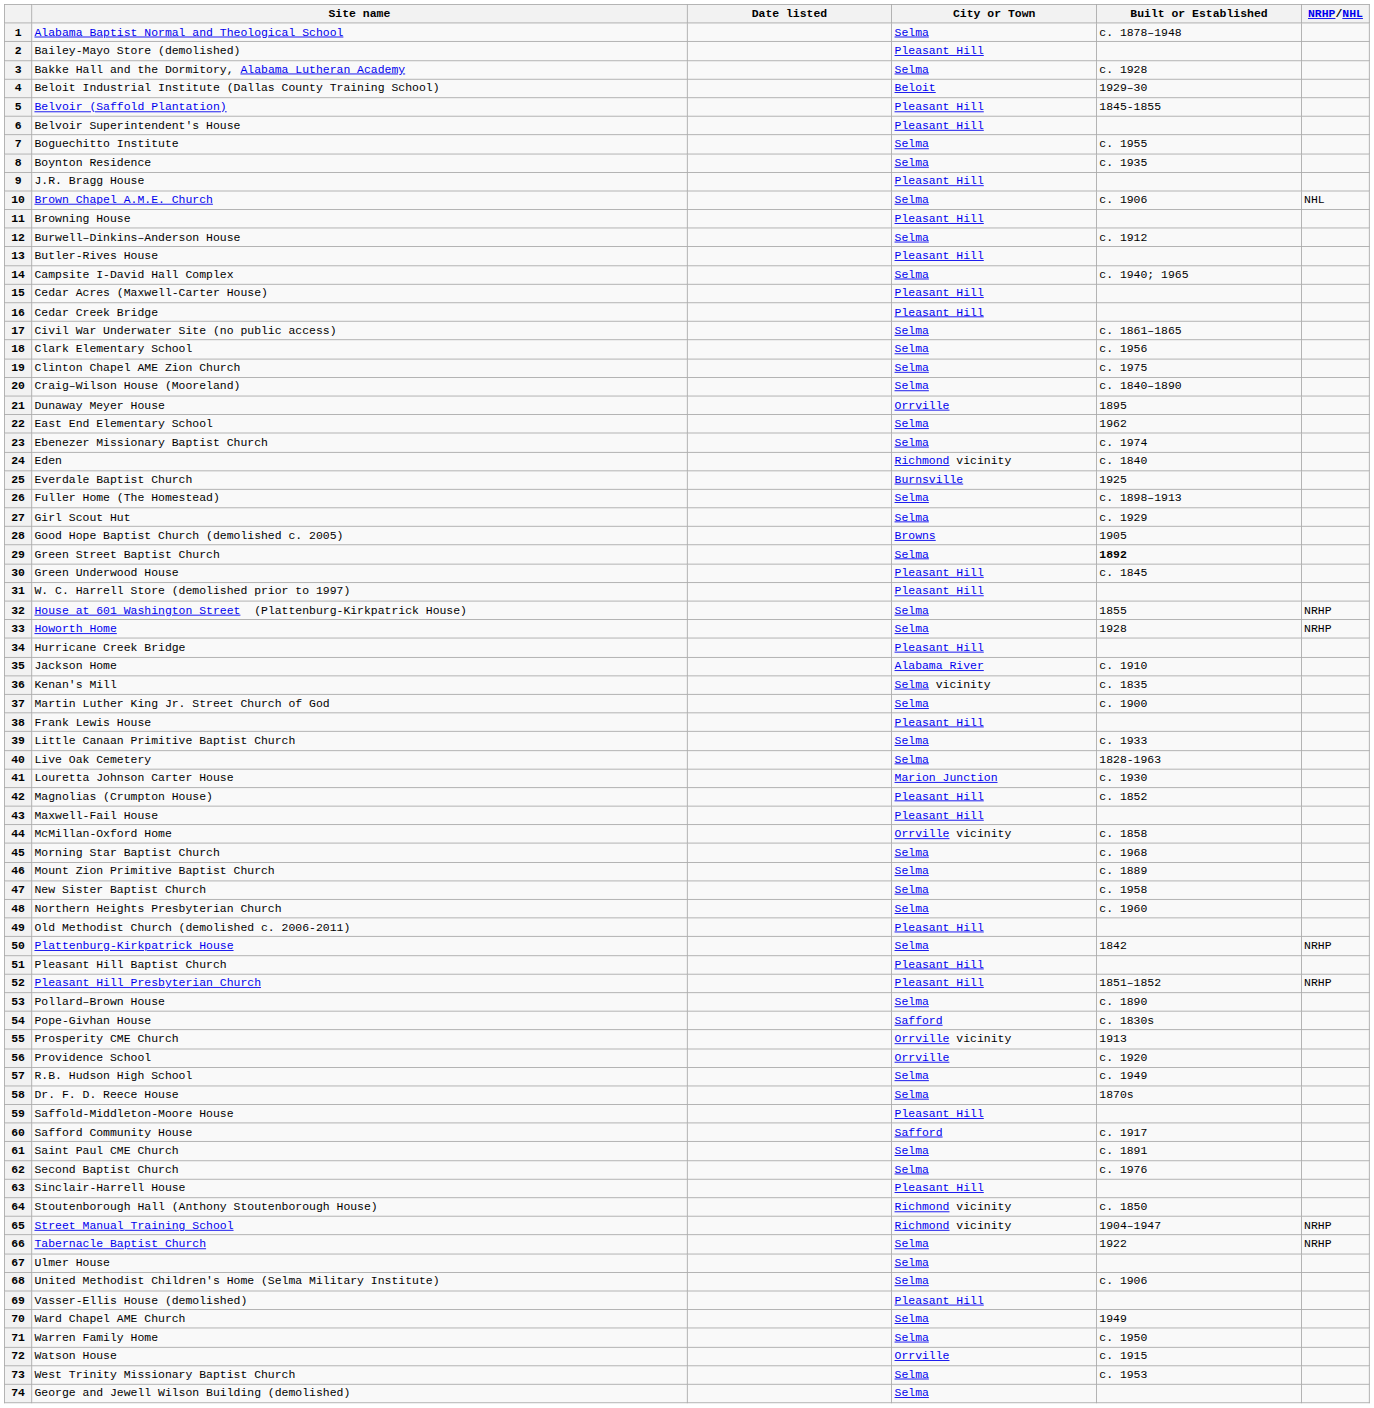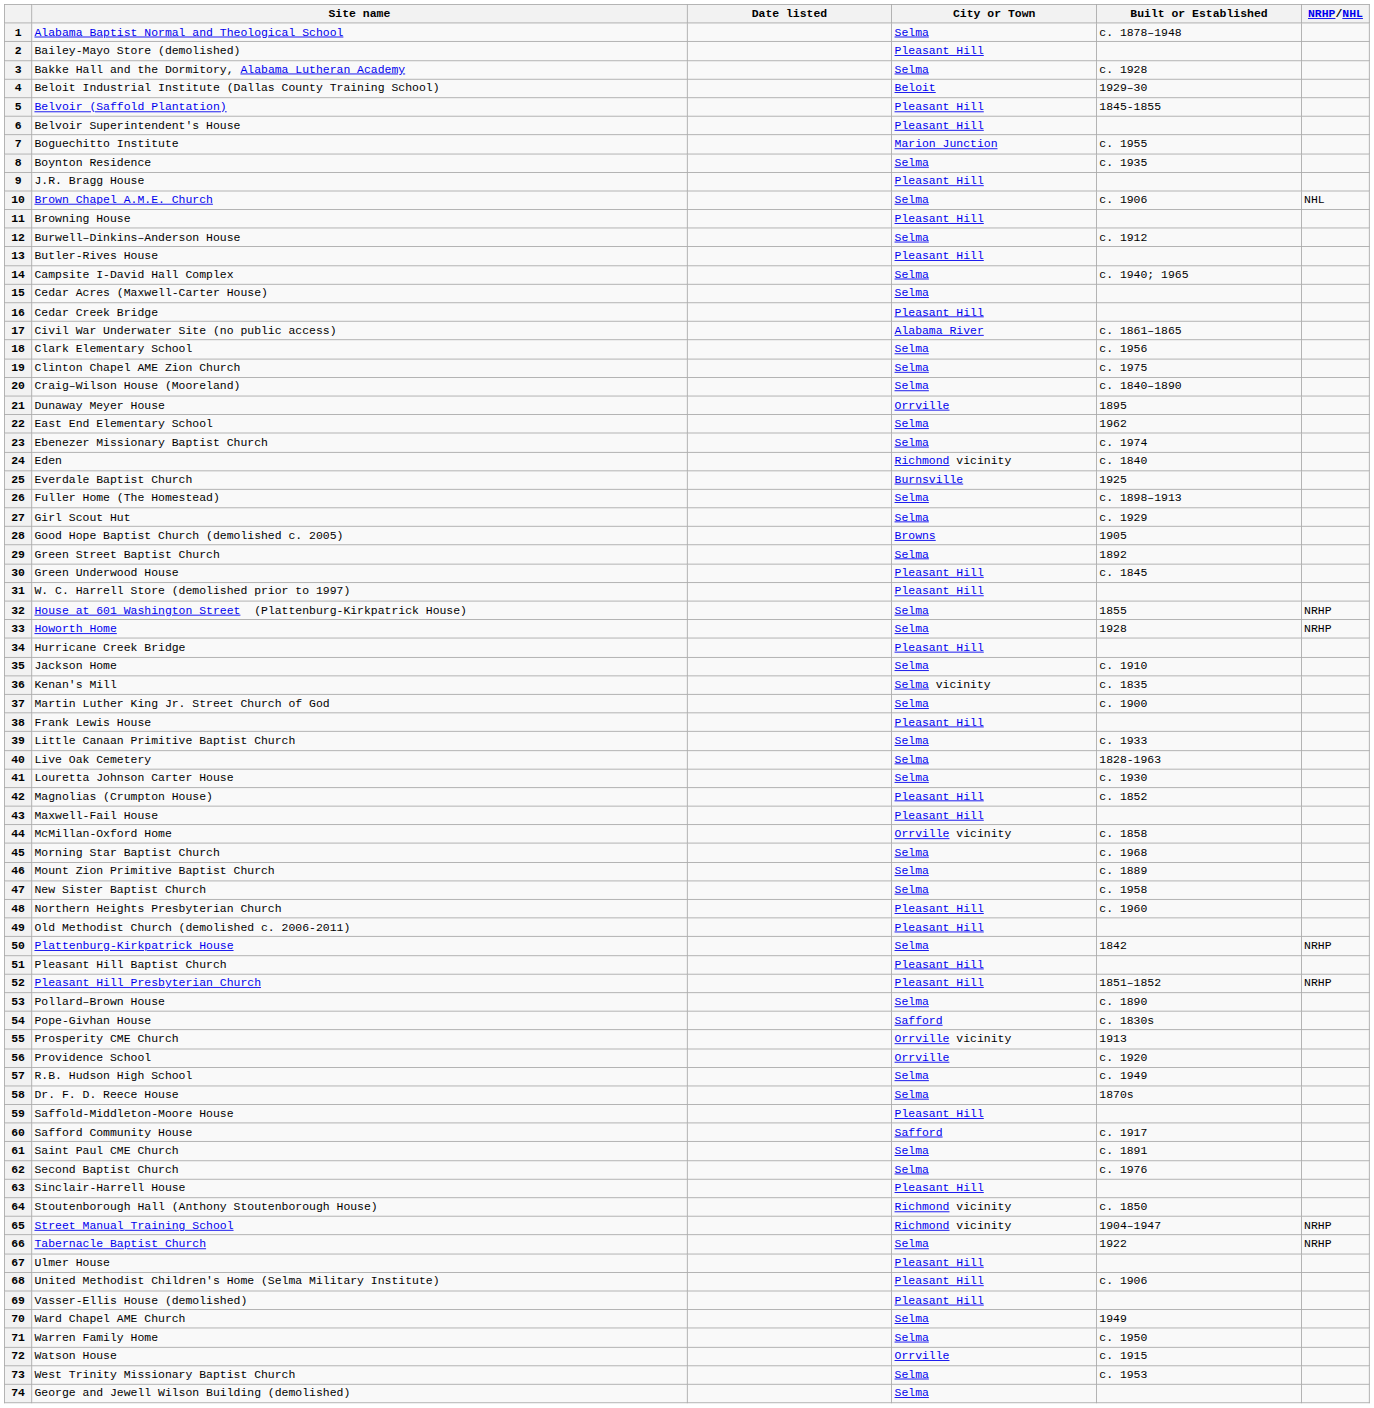(912, 144) Selma -> (946, 144) Marion Junction
(939, 293) Pleasant Hill -> (912, 293) Selma
(912, 331) Selma -> (939, 331) Alabama River
(1113, 554) bold -> (1113, 554) normal
(939, 666) Alabama River -> (912, 666) Selma
(946, 778) Marion Junction -> (912, 778) Selma
(912, 909) Selma -> (939, 909) Pleasant Hill
(912, 1263) Selma -> (939, 1263) Pleasant Hill
(912, 1282) Selma -> (939, 1282) Pleasant Hill
